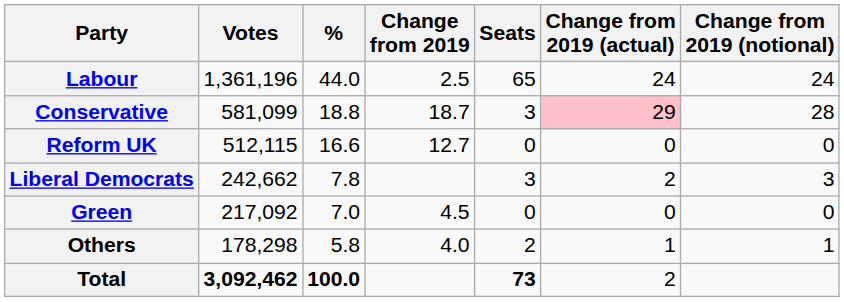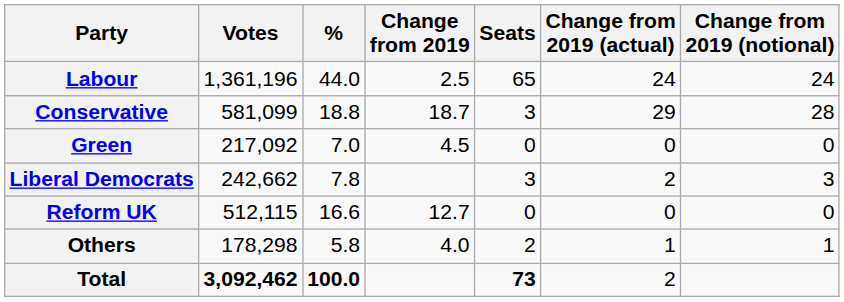(664, 111) pink background -> (664, 111) no background
rows swapped: (102, 145) <-> (102, 212)
